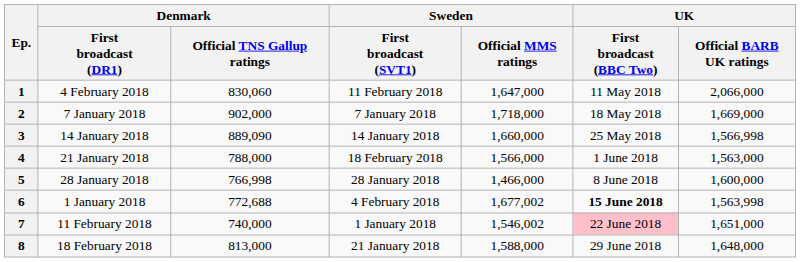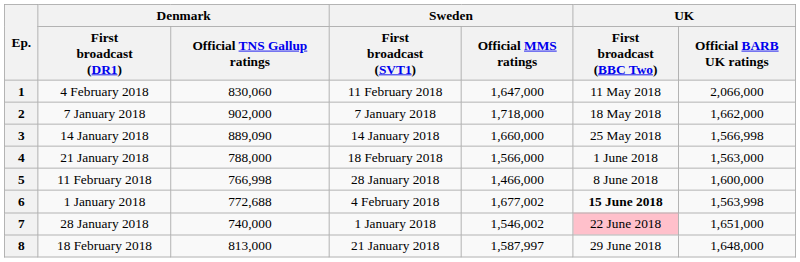(737, 113) 1,669,000 -> (737, 113) 1,662,000
(104, 179) 28 January 2018 -> (104, 179) 11 February 2018
(104, 223) 11 February 2018 -> (104, 223) 28 January 2018
(517, 245) 1,588,000 -> (517, 245) 1,587,997
